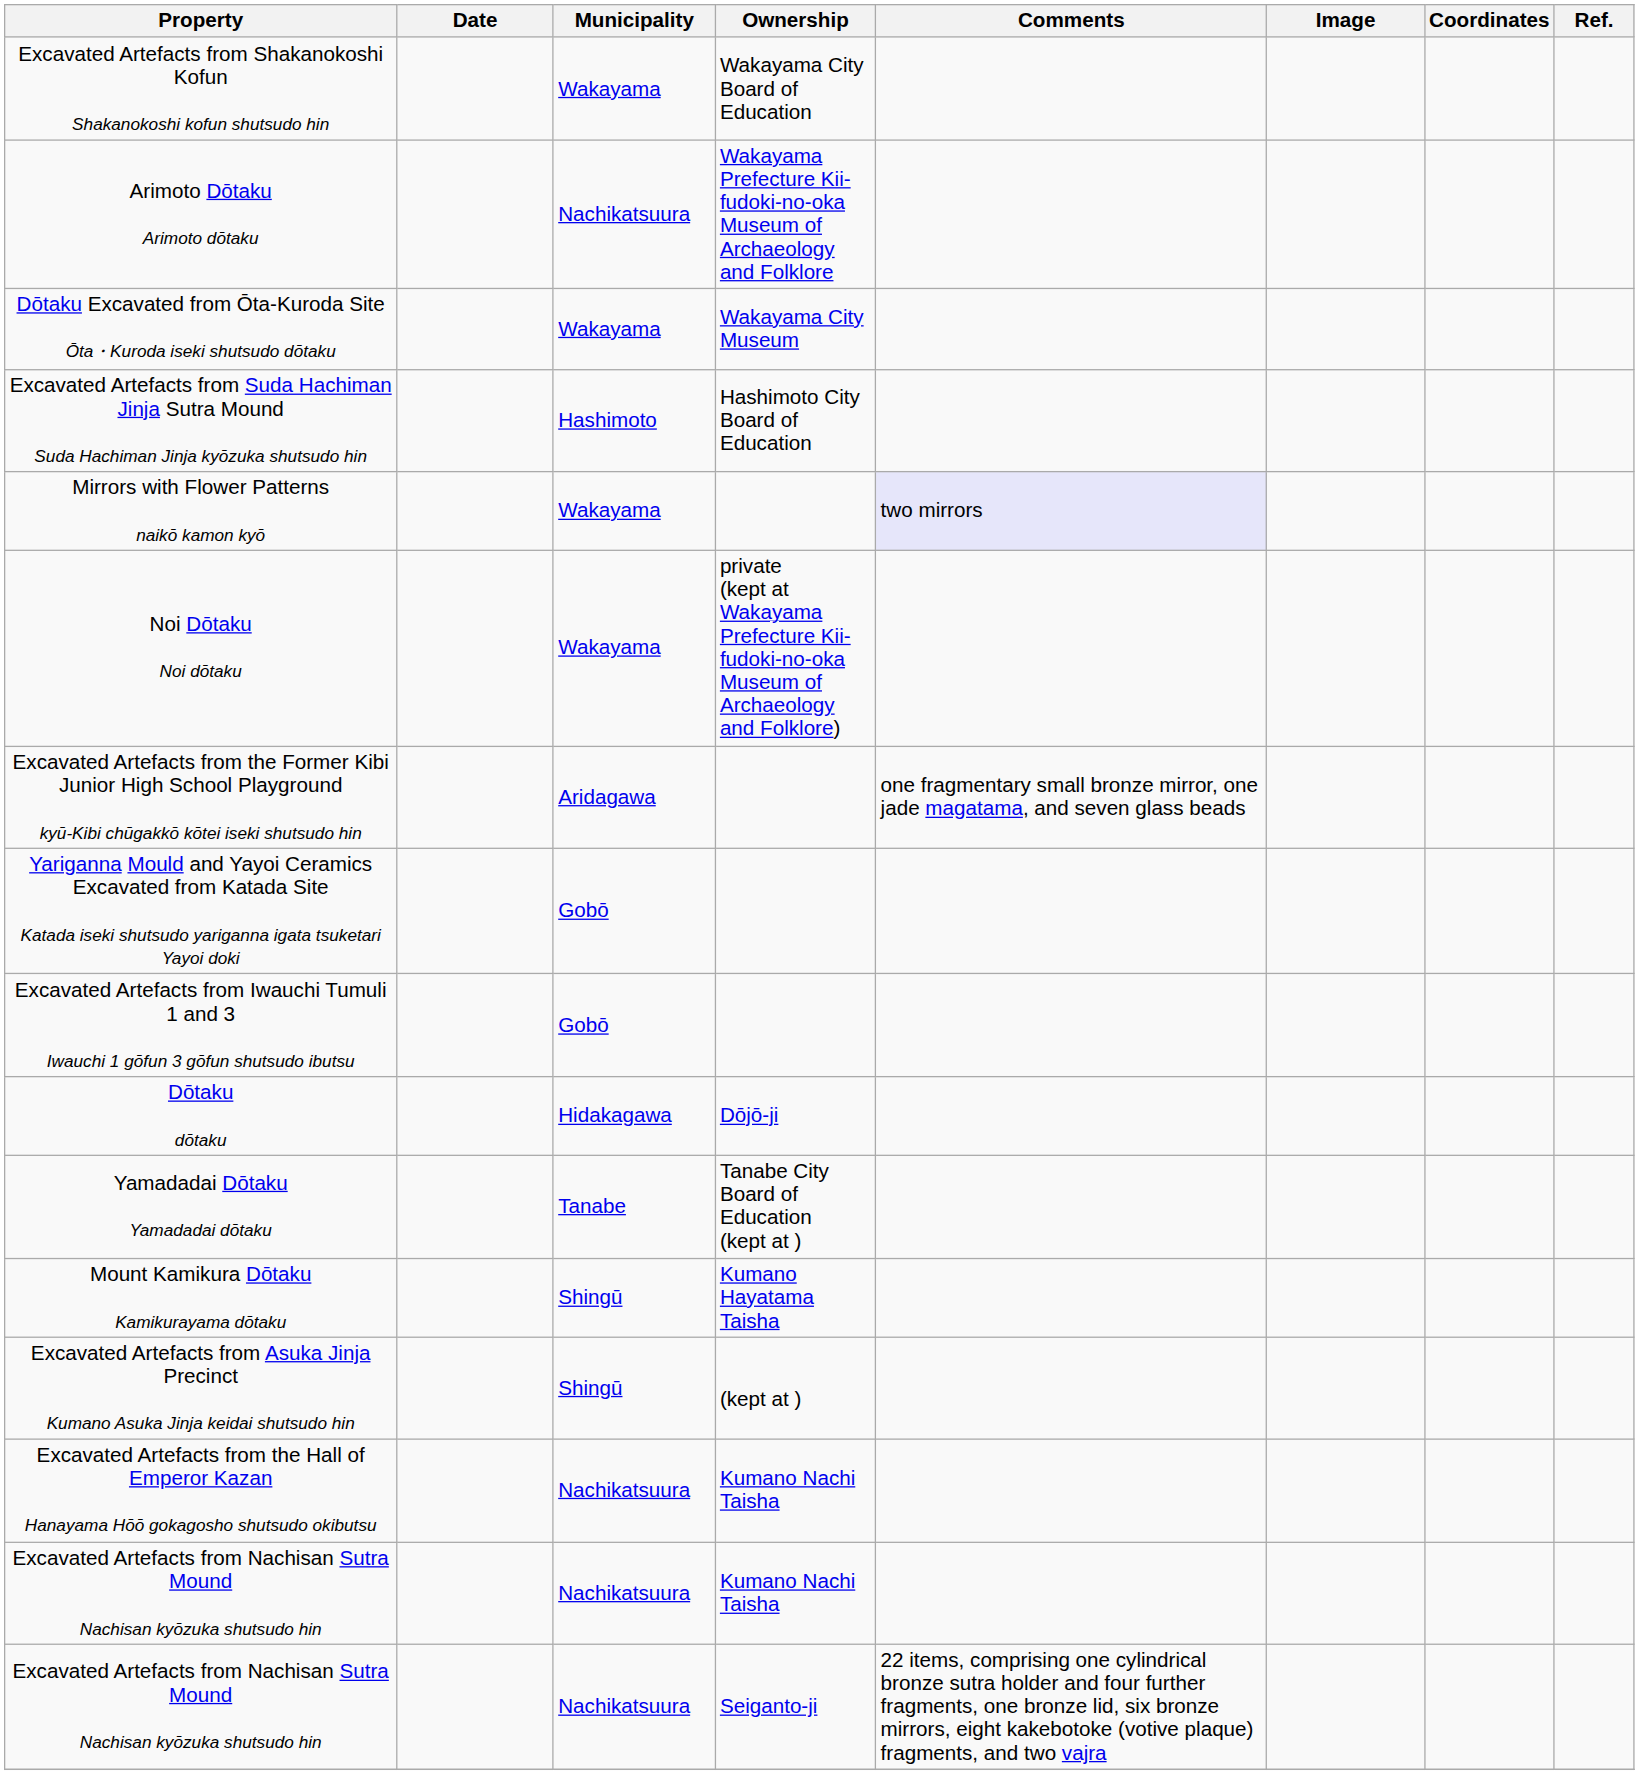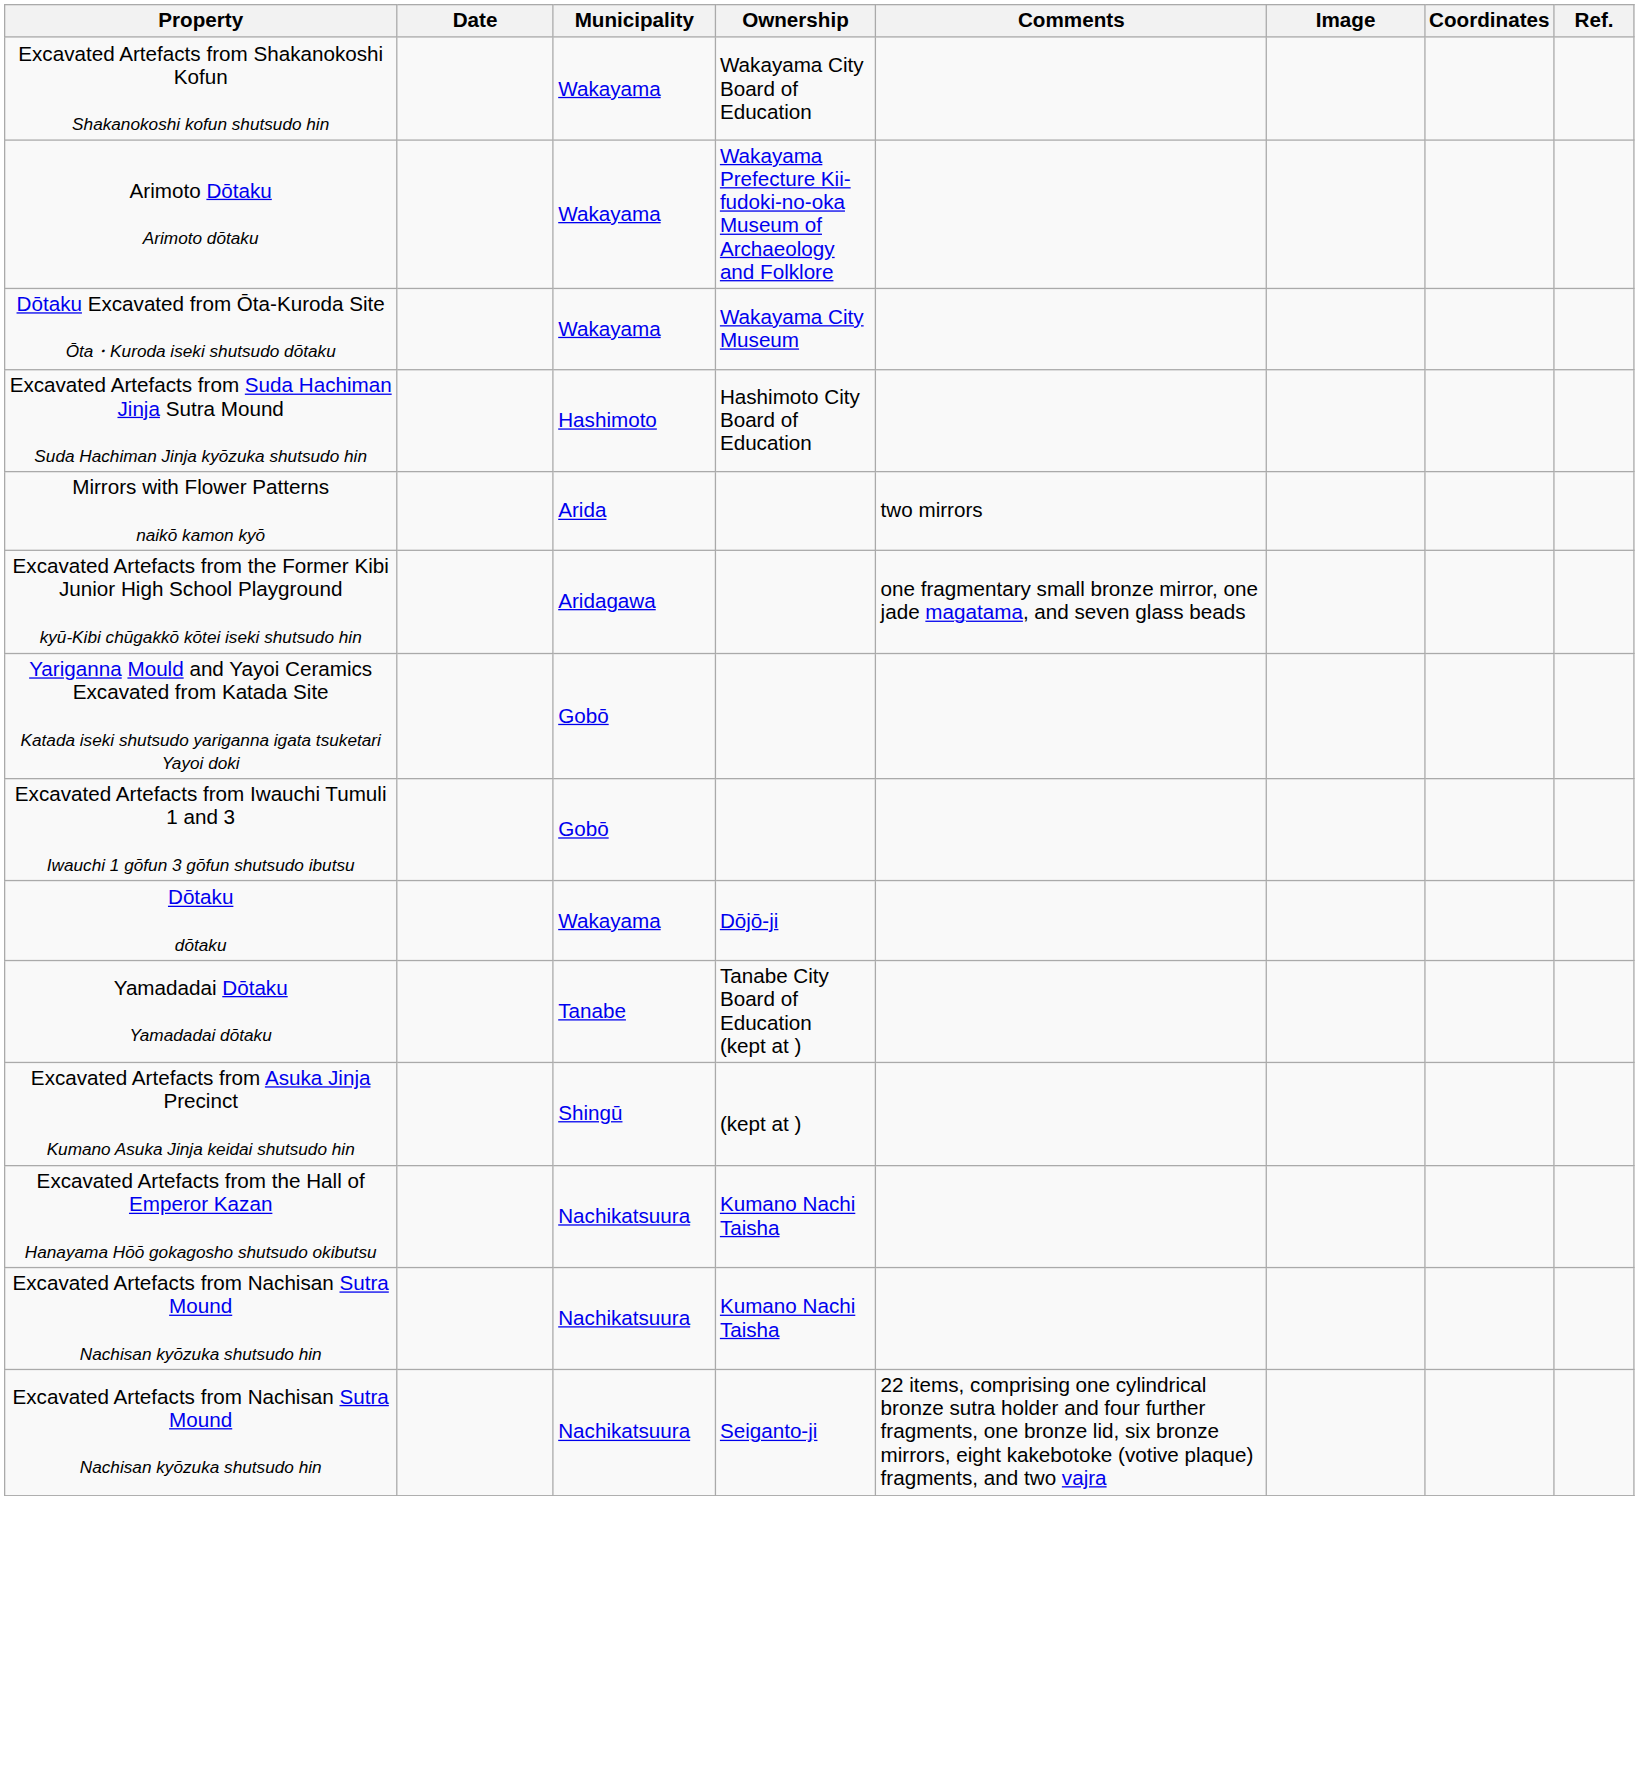(624, 214) Nachikatsuura -> (609, 214) Wakayama
(609, 510) Wakayama -> (582, 510) Arida
(932, 510) lavender background -> (932, 510) no background
- row: (201, 648)
(615, 1115) Hidakagawa -> (609, 920) Wakayama
- row: (201, 1297)
